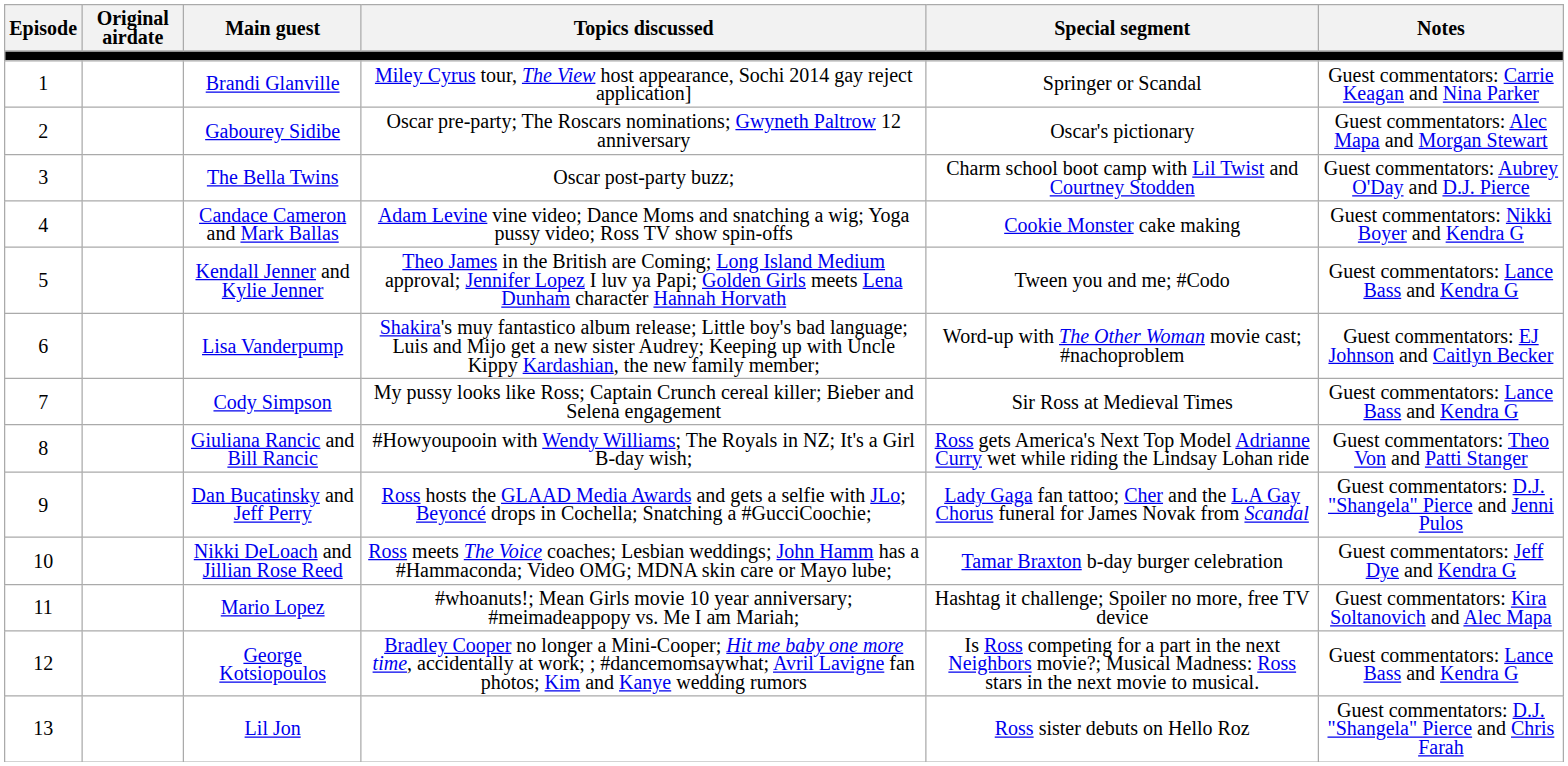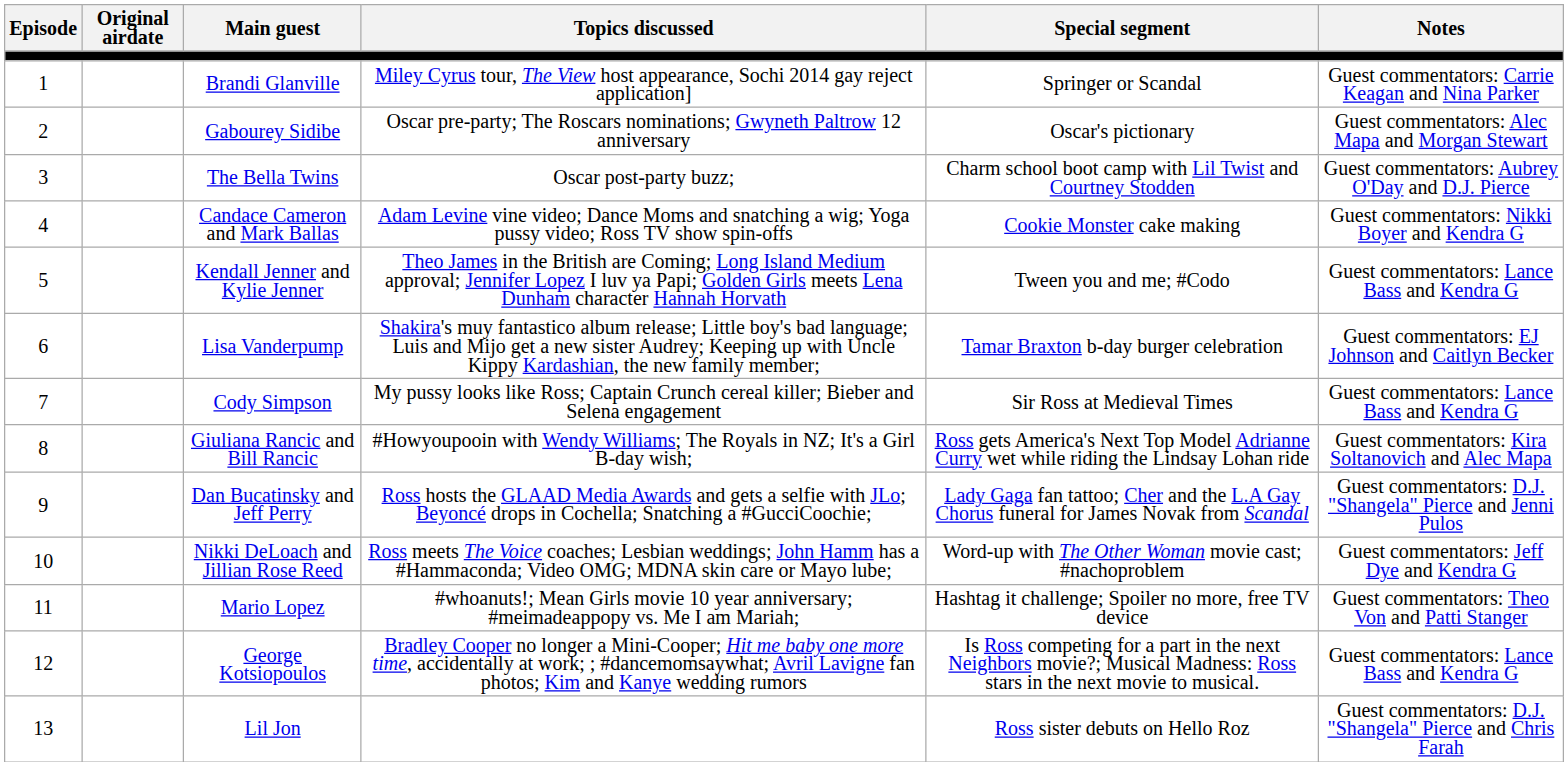(1122, 346) Word-up with The Other Woman movie cast; #nachoproblem -> (1122, 346) Tamar Braxton b-day burger celebration
(1441, 448) Guest commentators: Theo Von and Patti Stanger -> (1441, 448) Guest commentators: Kira Soltanovich and Alec Mapa
(1122, 561) Tamar Braxton b-day burger celebration -> (1122, 561) Word-up with The Other Woman movie cast; #nachoproblem
(1441, 607) Guest commentators: Kira Soltanovich and Alec Mapa -> (1441, 607) Guest commentators: Theo Von and Patti Stanger
